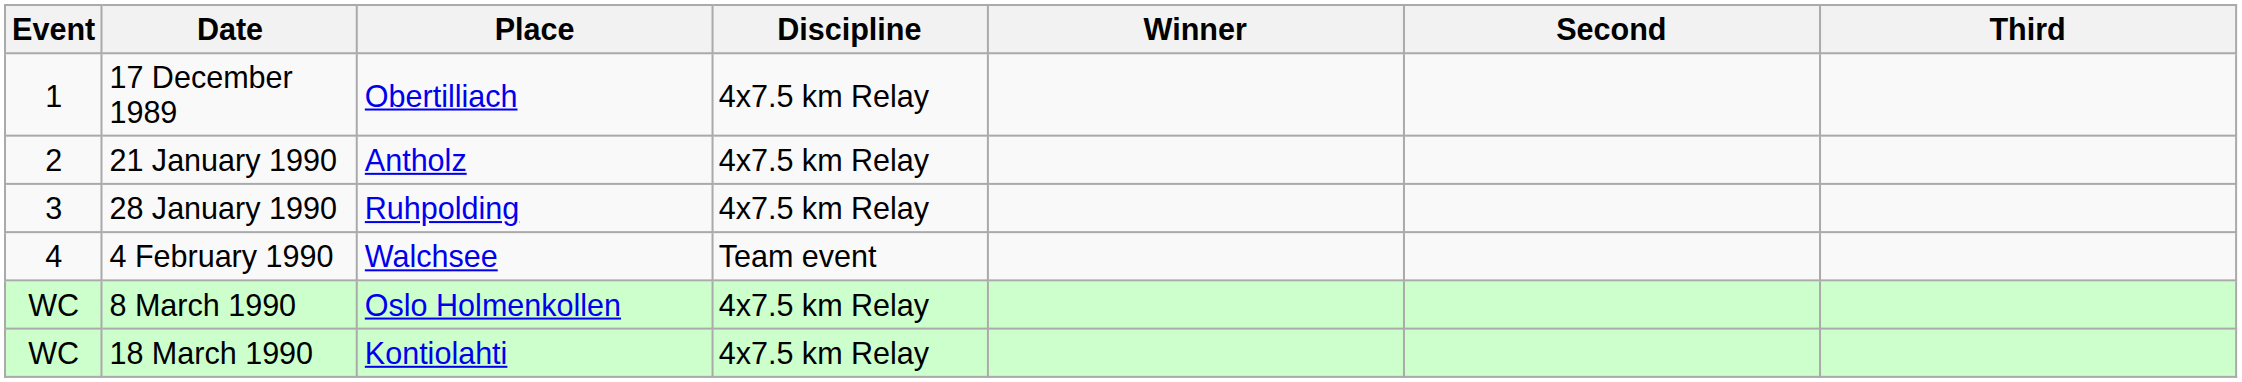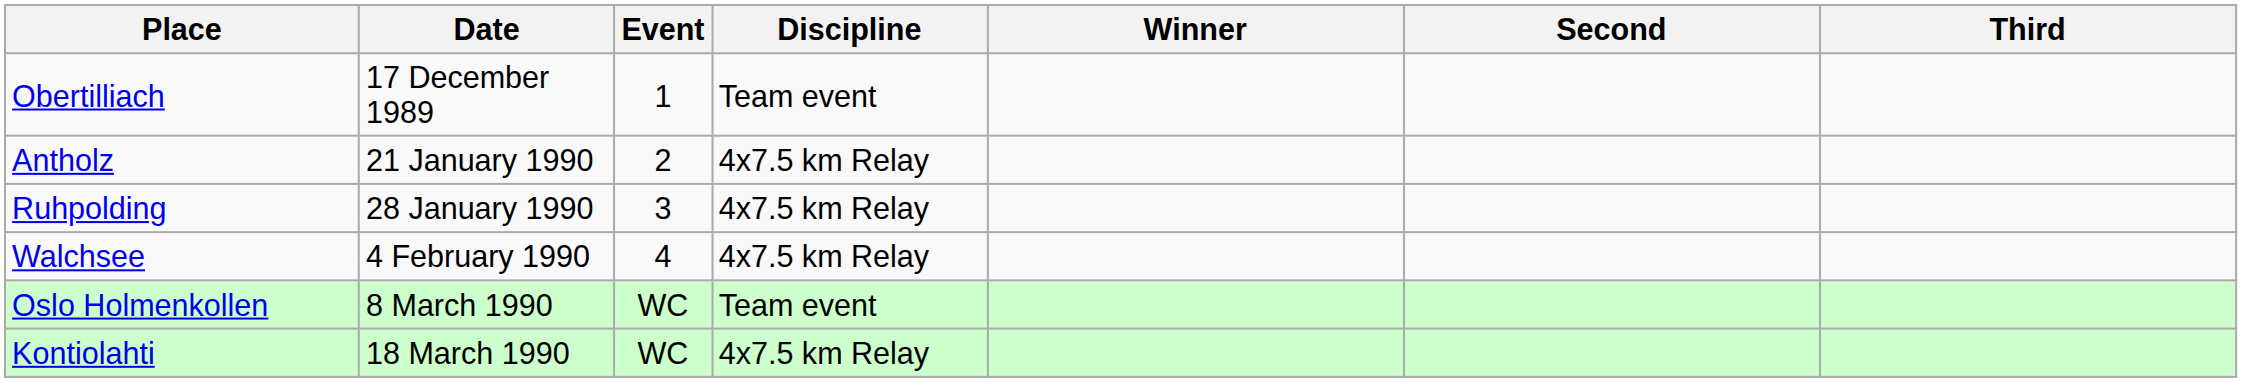columns swapped: (54, 29) <-> (535, 29)
(824, 95) 4x7.5 km Relay -> (798, 95) Team event
(798, 257) Team event -> (824, 257) 4x7.5 km Relay
(824, 305) 4x7.5 km Relay -> (798, 305) Team event
